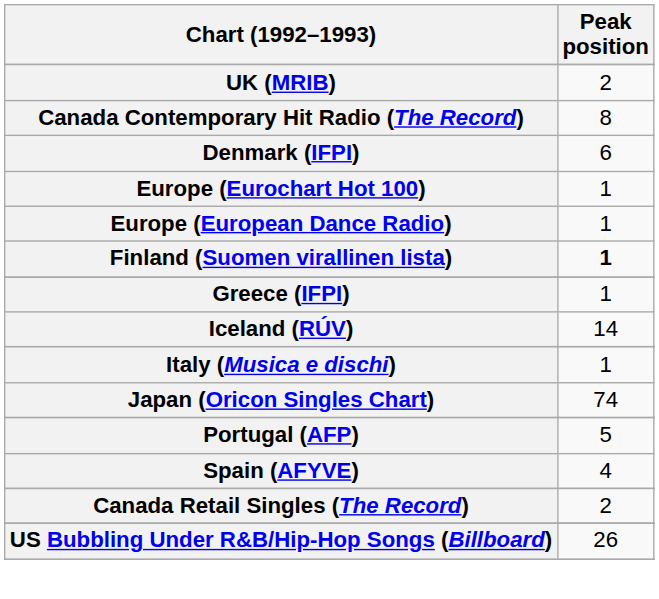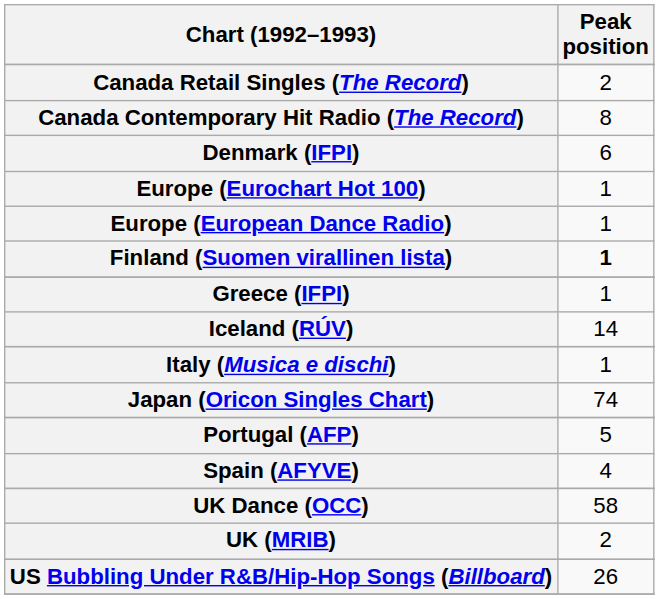rows swapped: (281, 505) <-> (281, 82)
+ row: (281, 505)
